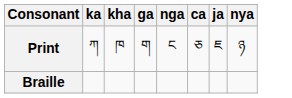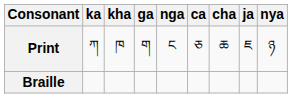+ column: (224, 15)
